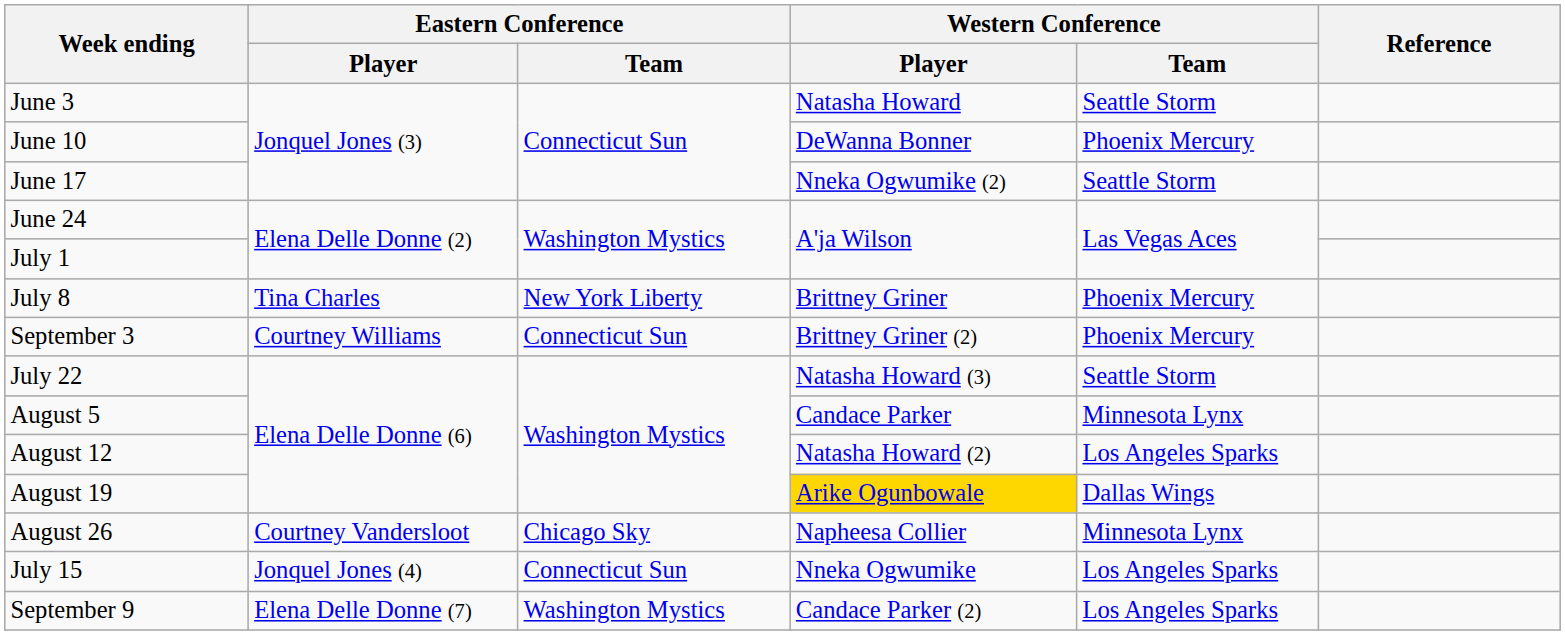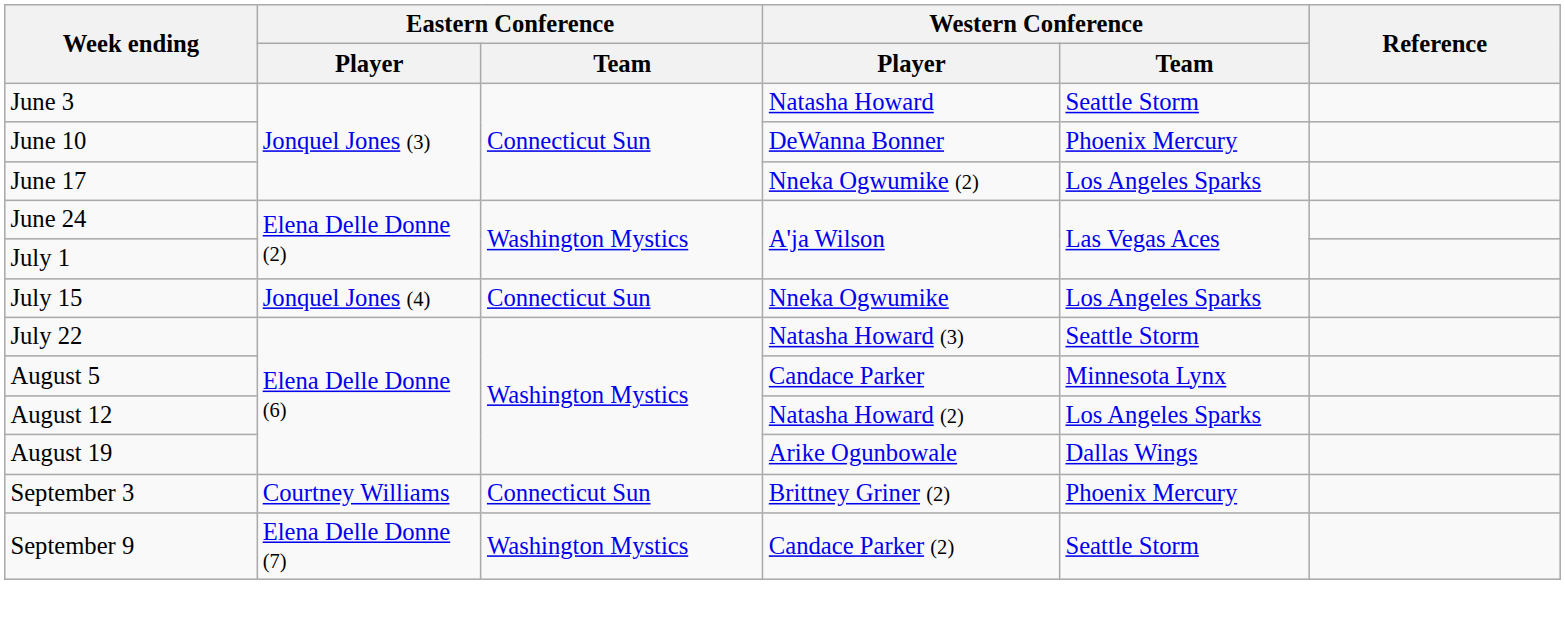(1149, 180) Seattle Storm -> (1163, 180) Los Angeles Sparks
- row: (40, 297)
rows swapped: (46, 571) <-> (72, 336)
(890, 492) gold background -> (863, 453) no background
- row: (61, 532)
(1180, 610) Los Angeles Sparks -> (1132, 545) Seattle Storm
